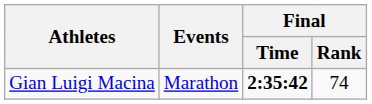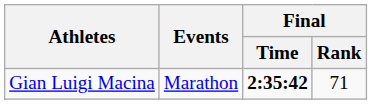(339, 83) 74 -> (339, 83) 71
